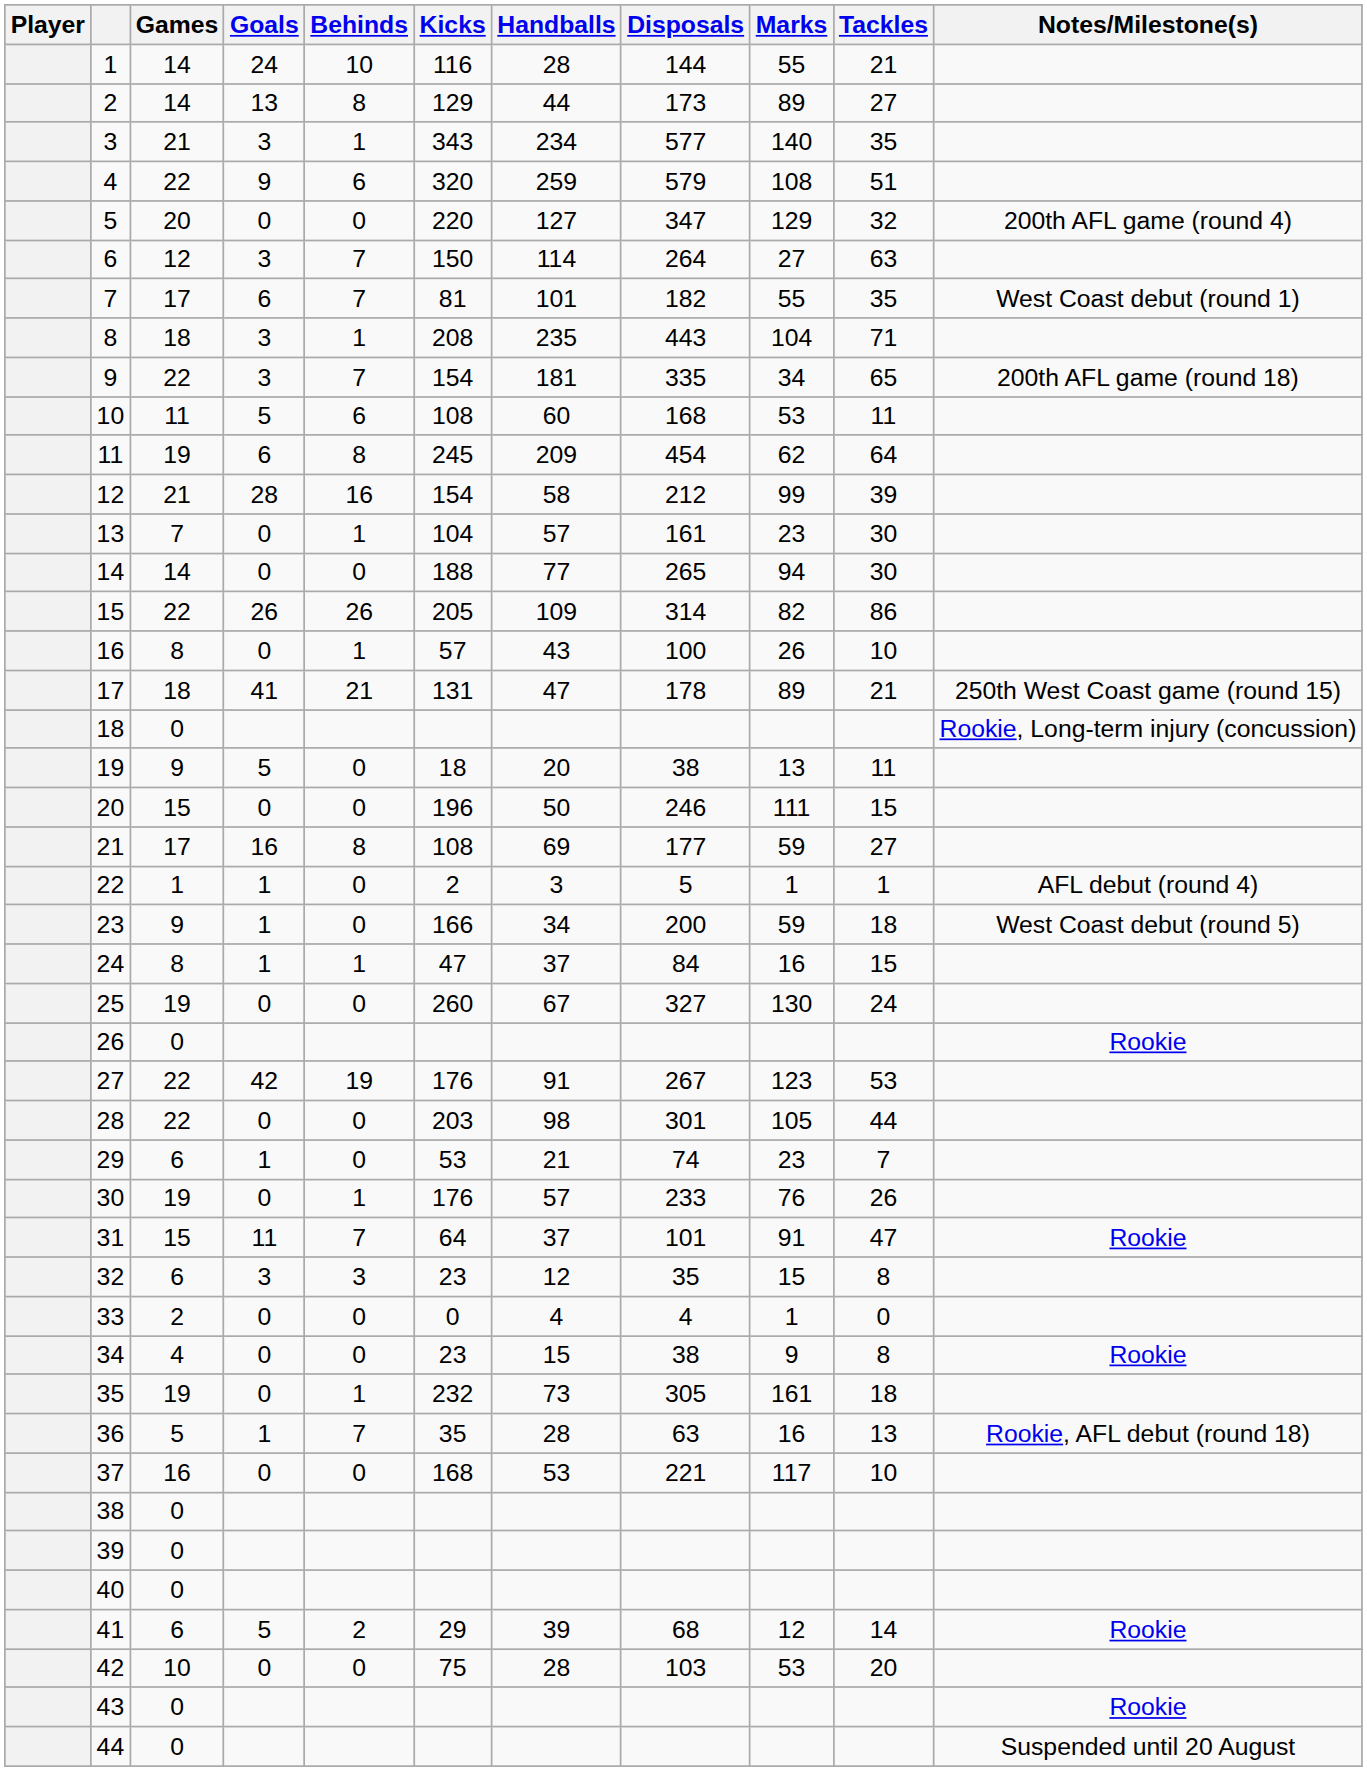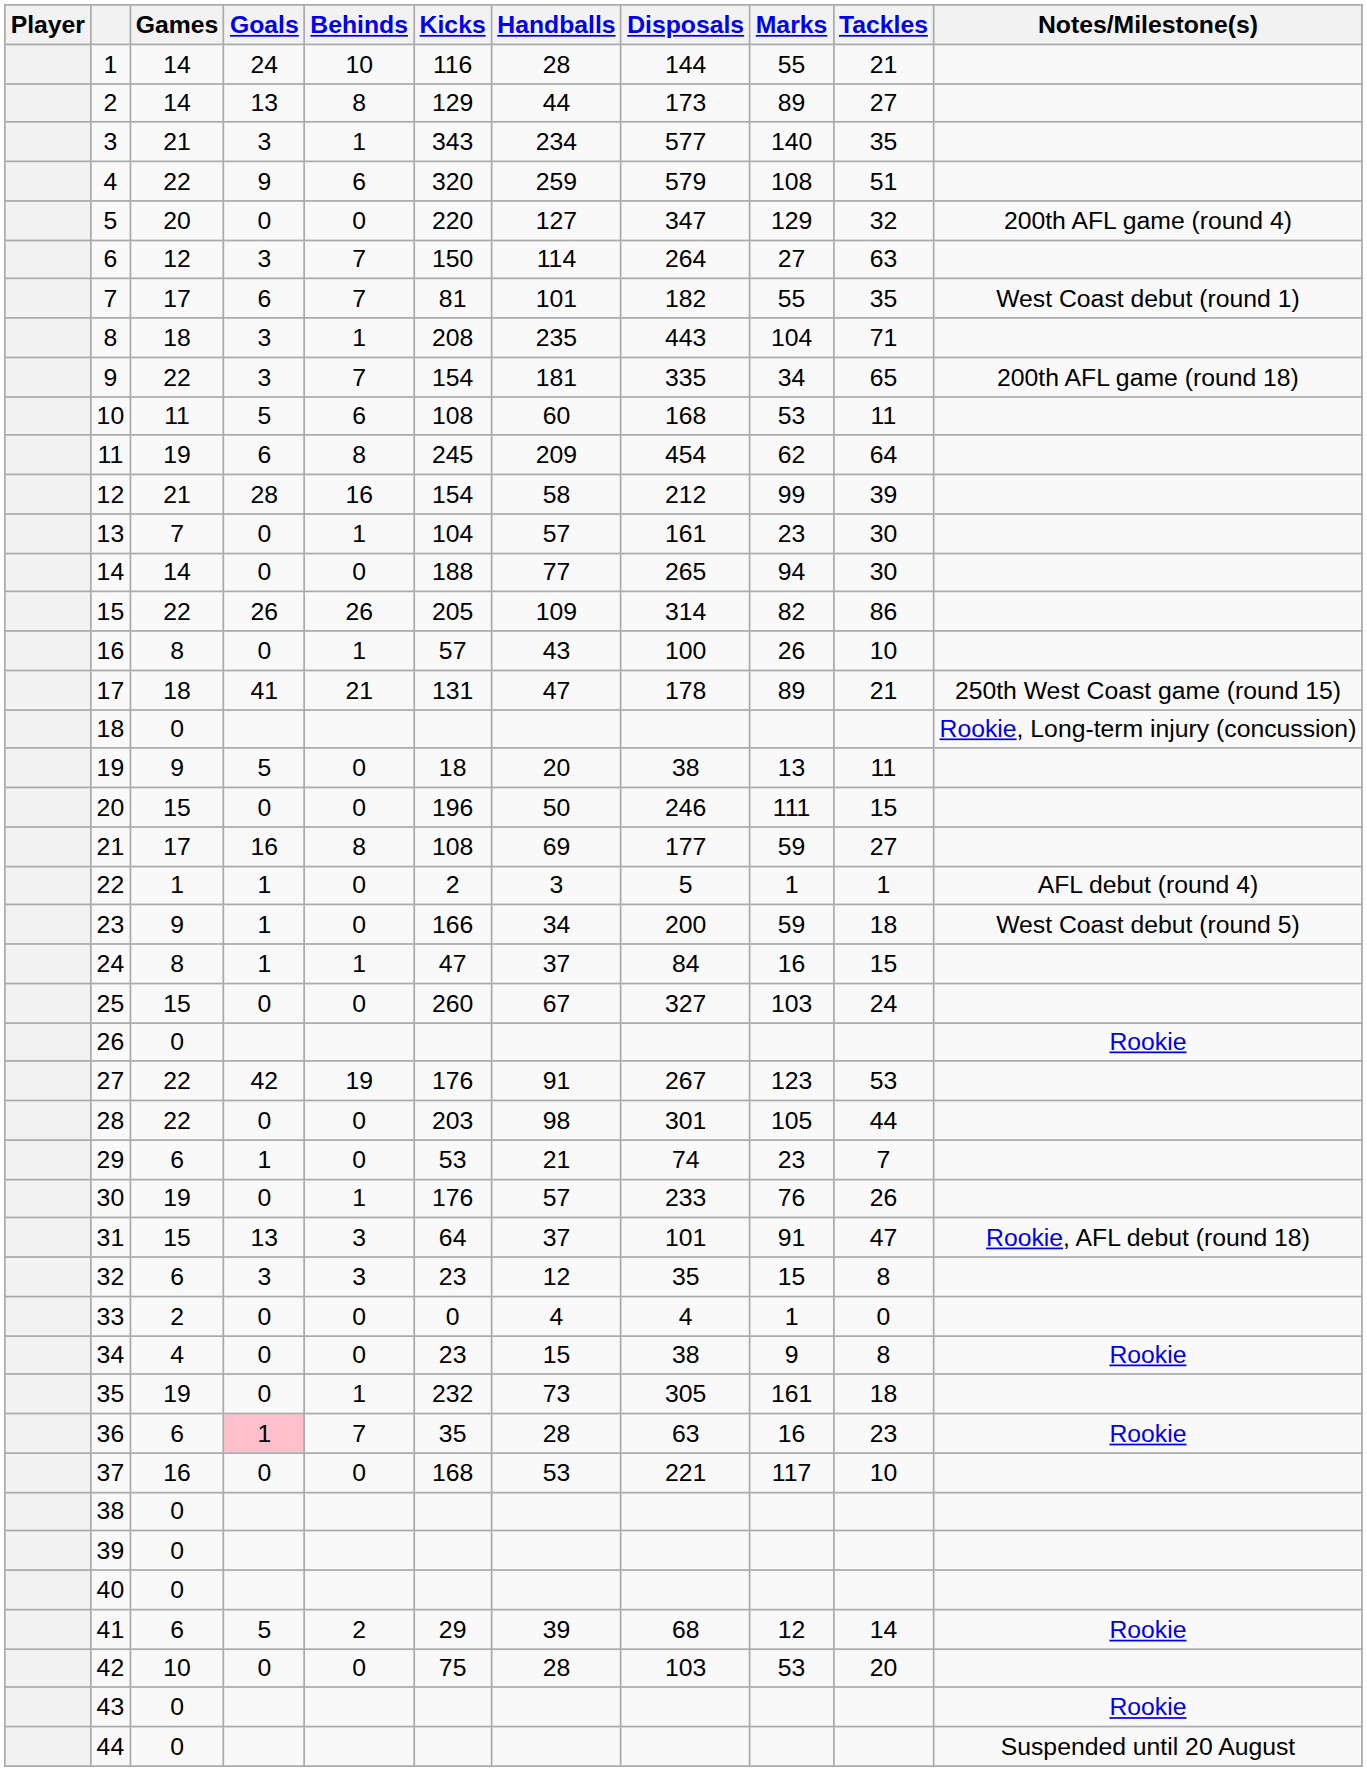(177, 1003) 19 -> (177, 1003) 15
(792, 1003) 130 -> (792, 1003) 103
(264, 1238) 11 -> (264, 1238) 13
(359, 1238) 7 -> (359, 1238) 3
(1148, 1238) Rookie -> (1148, 1238) Rookie, AFL debut (round 18)
(177, 1433) 5 -> (177, 1433) 6
(264, 1433) no background -> (264, 1433) pink background
(883, 1433) 13 -> (883, 1433) 23
(1148, 1433) Rookie, AFL debut (round 18) -> (1148, 1433) Rookie
